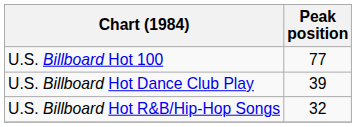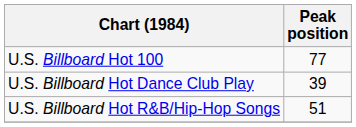(318, 109) 32 -> (318, 109) 51
